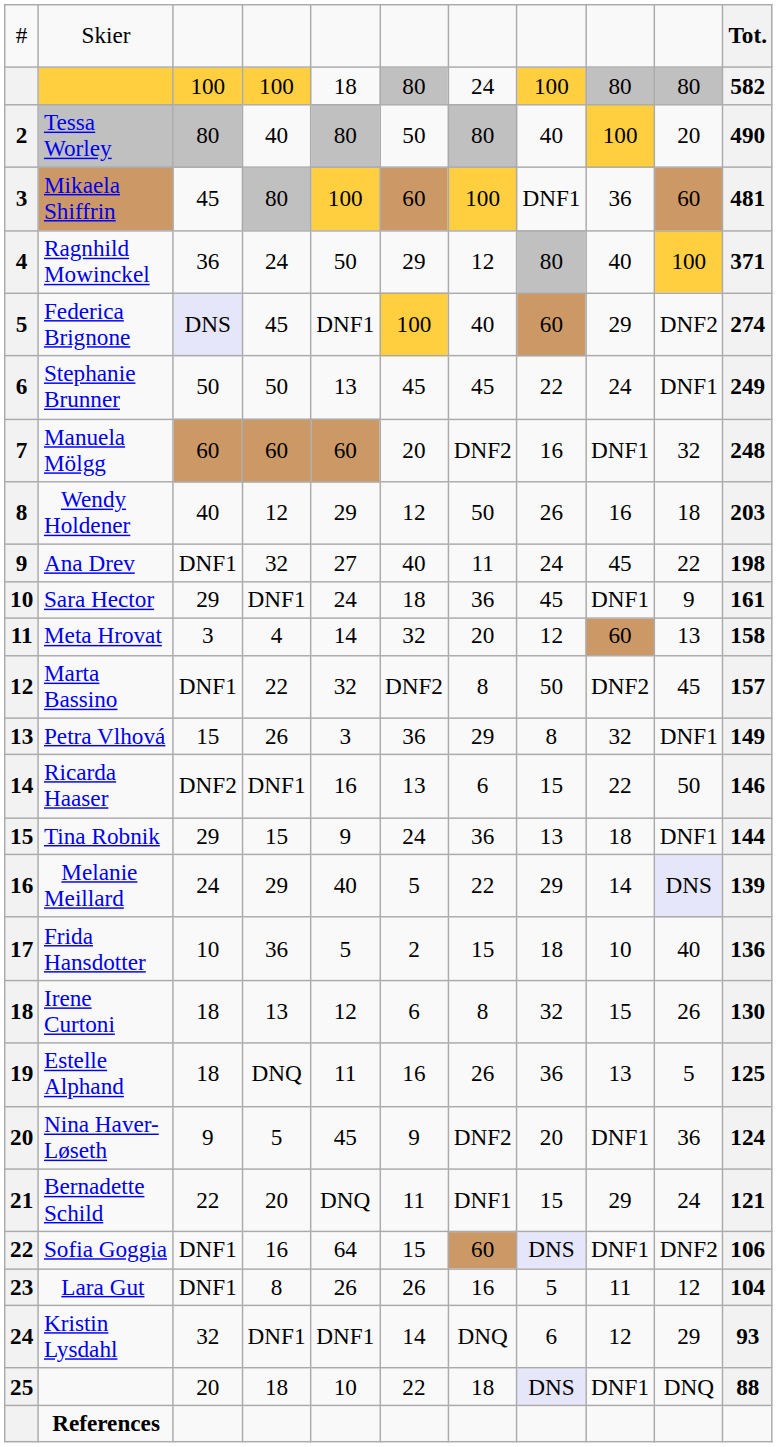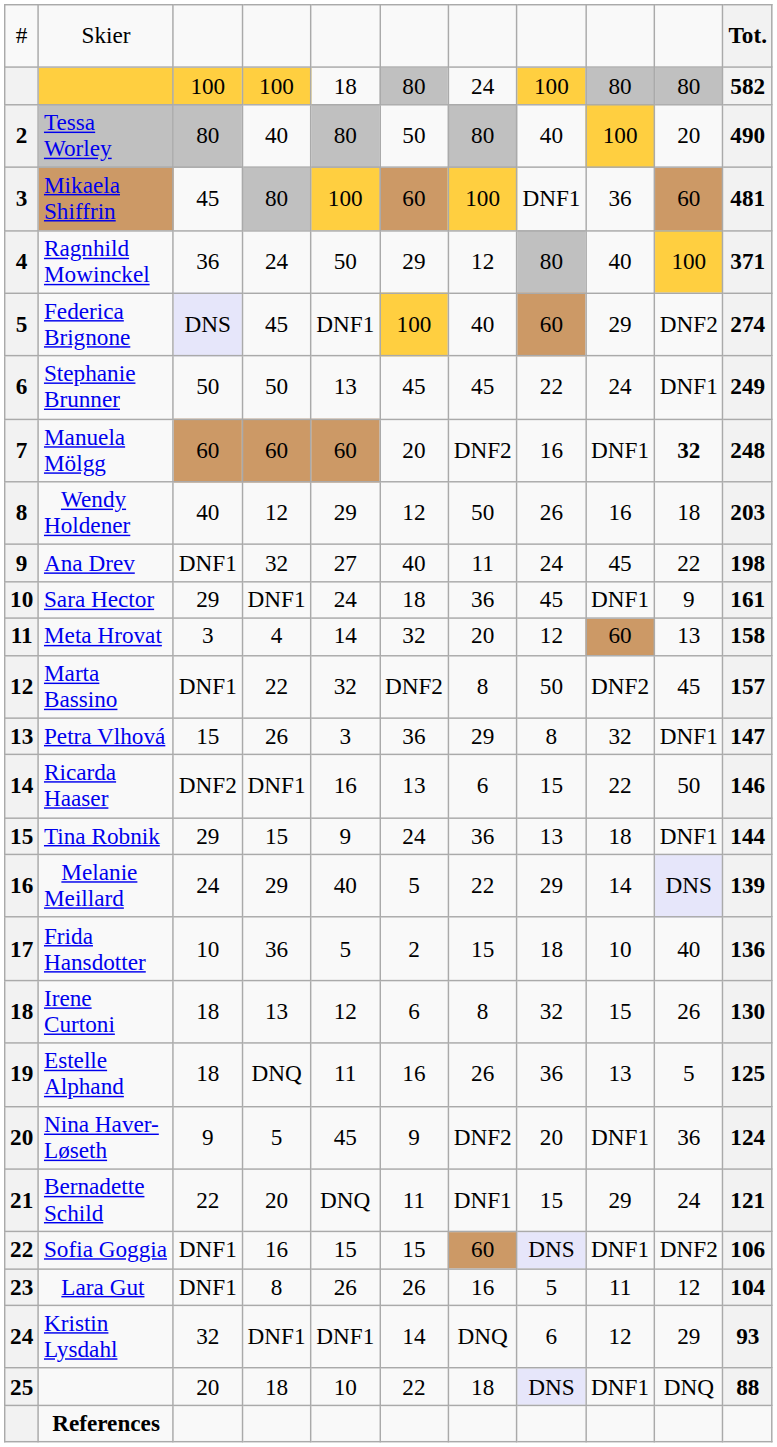(689, 450) normal -> (689, 450) bold
(748, 736) 149 -> (748, 736) 147
(345, 1249) 64 -> (345, 1249) 15
